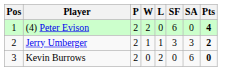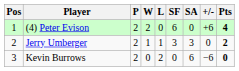+ column: (208, 12)
